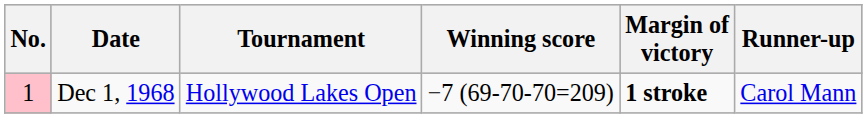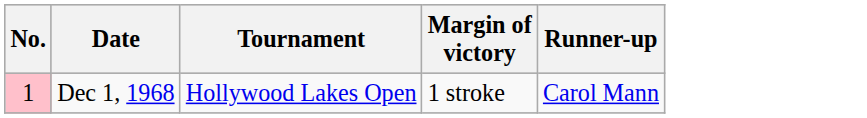- column: (521, 38)
(666, 93) bold -> (466, 93) normal
